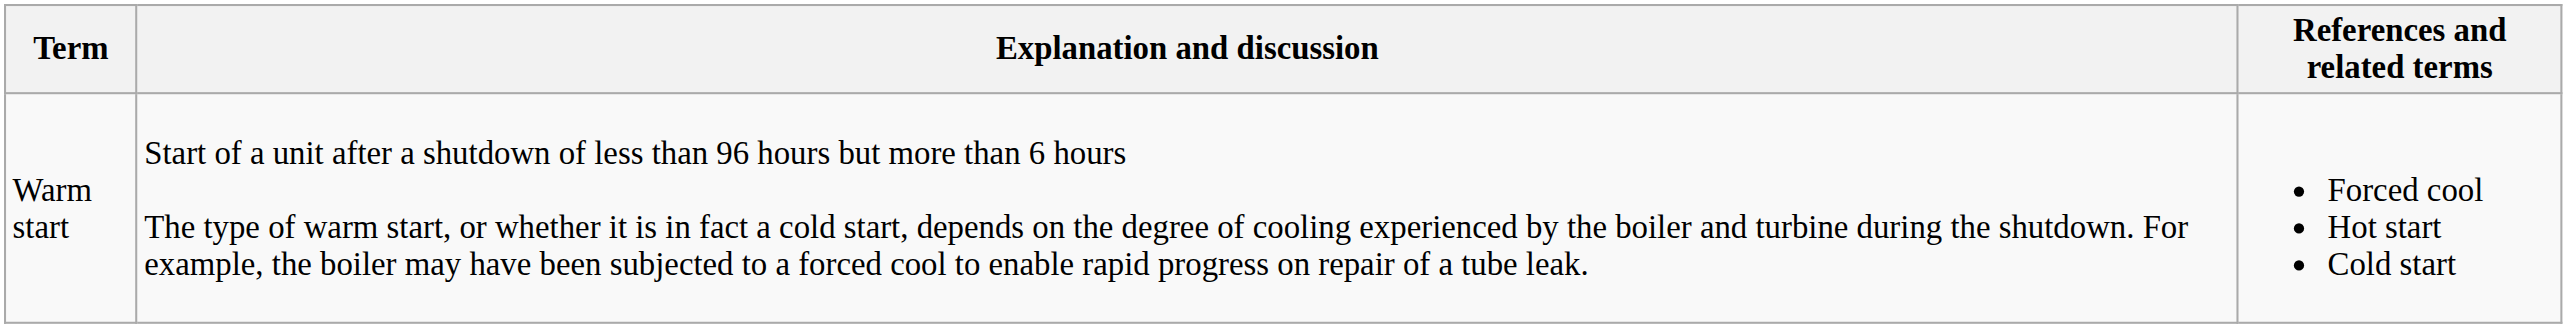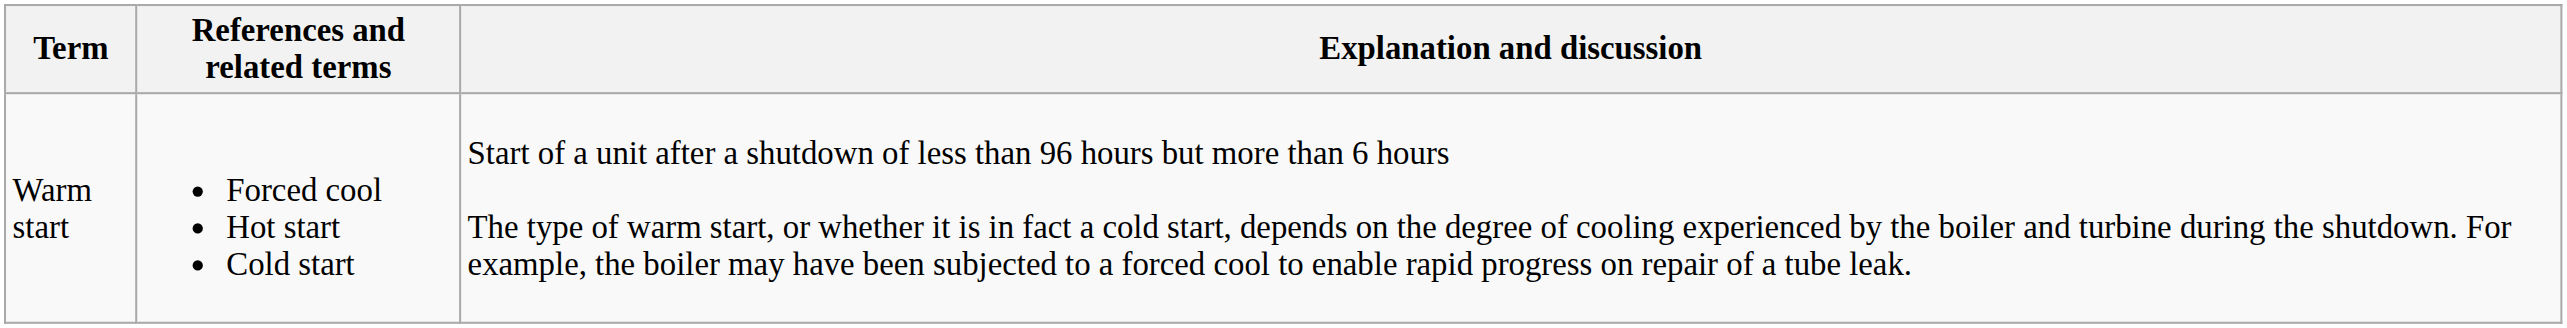columns swapped: (1187, 48) <-> (2400, 48)
